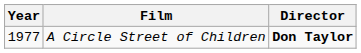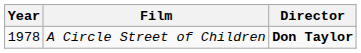(24, 38) 1977 -> (24, 38) 1978
